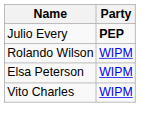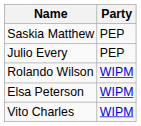+ row: (51, 33)
(112, 33) bold -> (112, 53) normal
